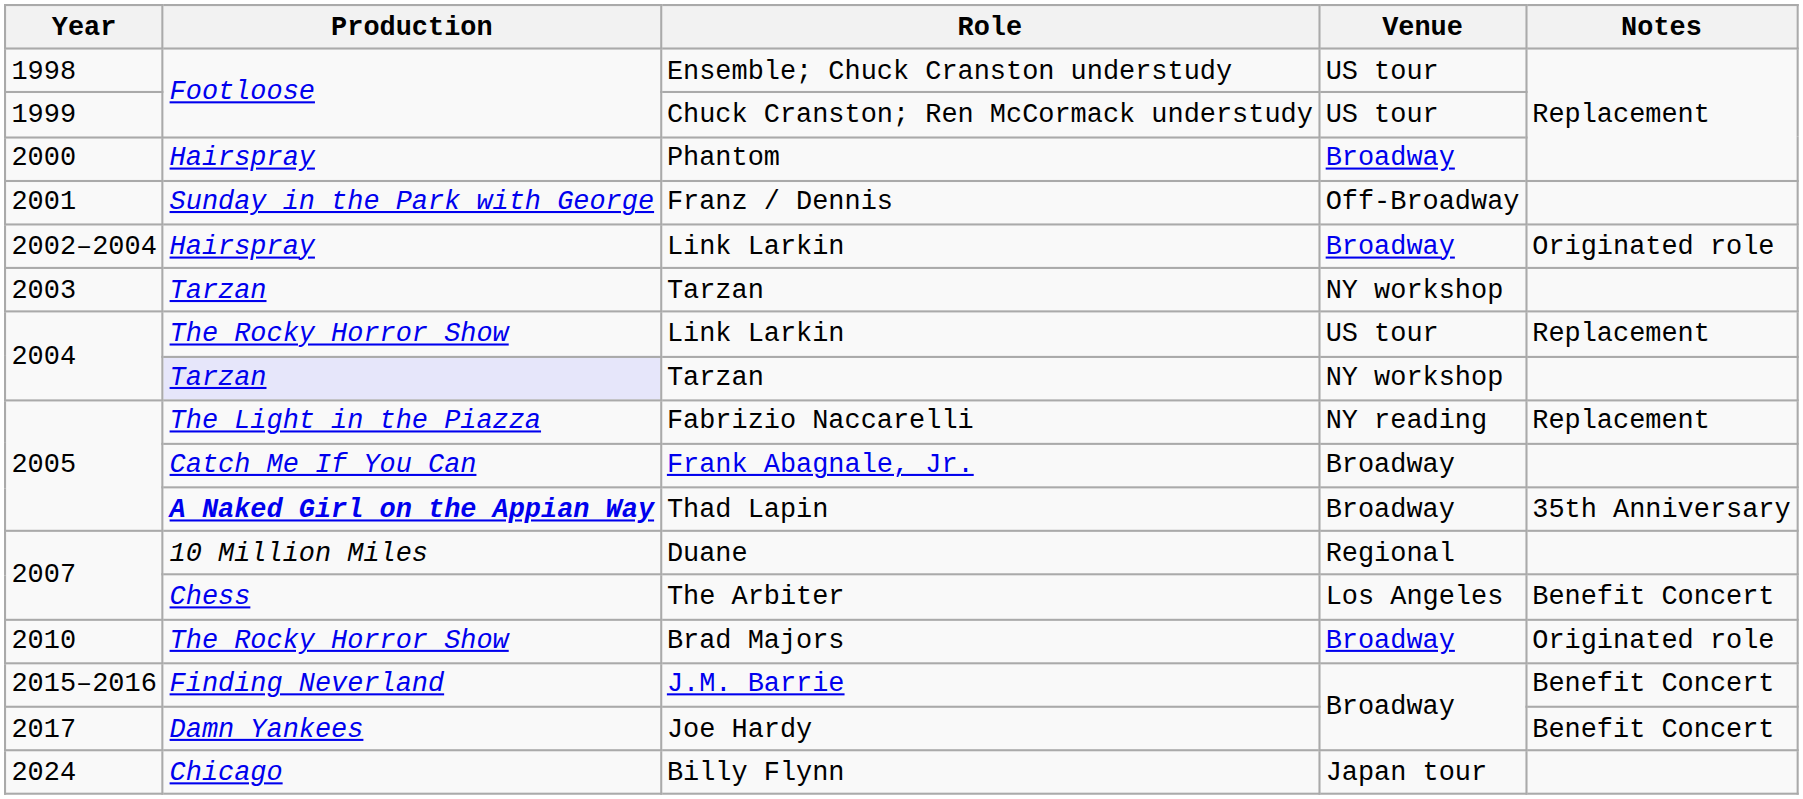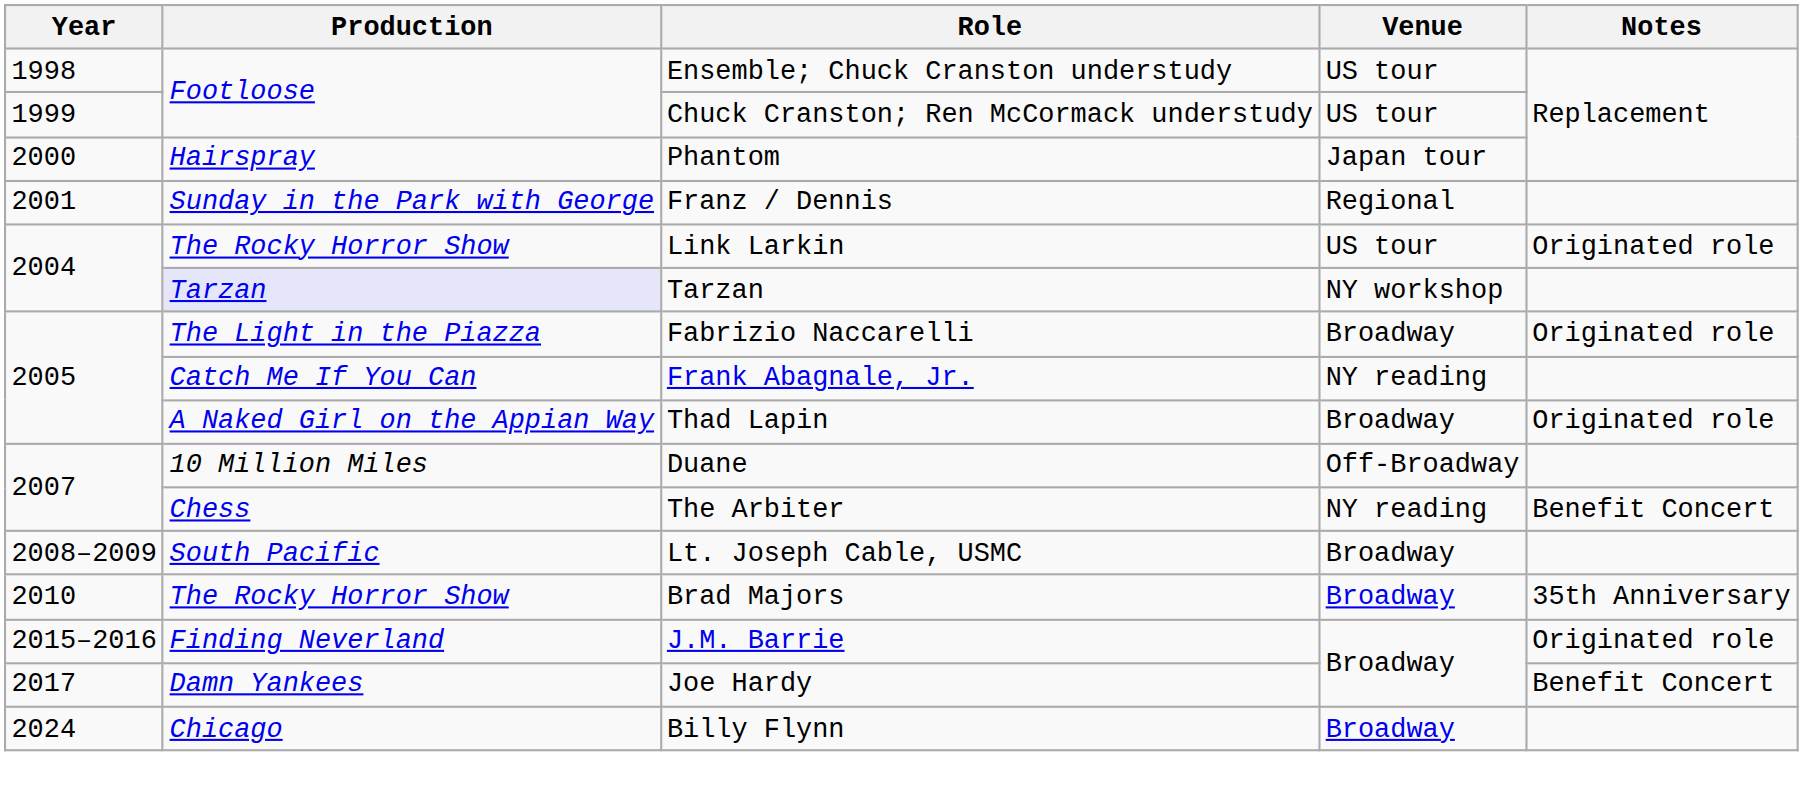(1390, 159) Broadway -> (1406, 159) Japan tour
(1423, 202) Off-Broadway -> (1390, 202) Regional
- row: (84, 246)
- row: (44, 290)
(1621, 334) Replacement -> (1653, 246) Originated role
(1406, 422) NY reading -> (1390, 334) Broadway
(1621, 422) Replacement -> (1653, 334) Originated role
(1390, 466) Broadway -> (1406, 378) NY reading
(412, 509) bold -> (412, 422) normal
(1661, 509) 35th Anniversary -> (1653, 422) Originated role
(1390, 553) Regional -> (1423, 466) Off-Broadway
(1414, 597) Los Angeles -> (1406, 509) NY reading
+ row: (84, 553)
(1653, 641) Originated role -> (1661, 597) 35th Anniversary
(1653, 685) Benefit Concert -> (1653, 641) Originated role
(1406, 773) Japan tour -> (1390, 729) Broadway
